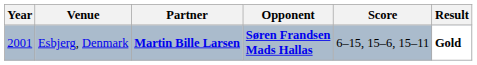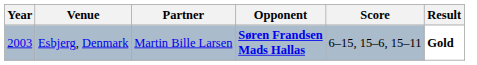(20, 42) 2001 -> (20, 42) 2003
(187, 42) bold -> (183, 42) normal
